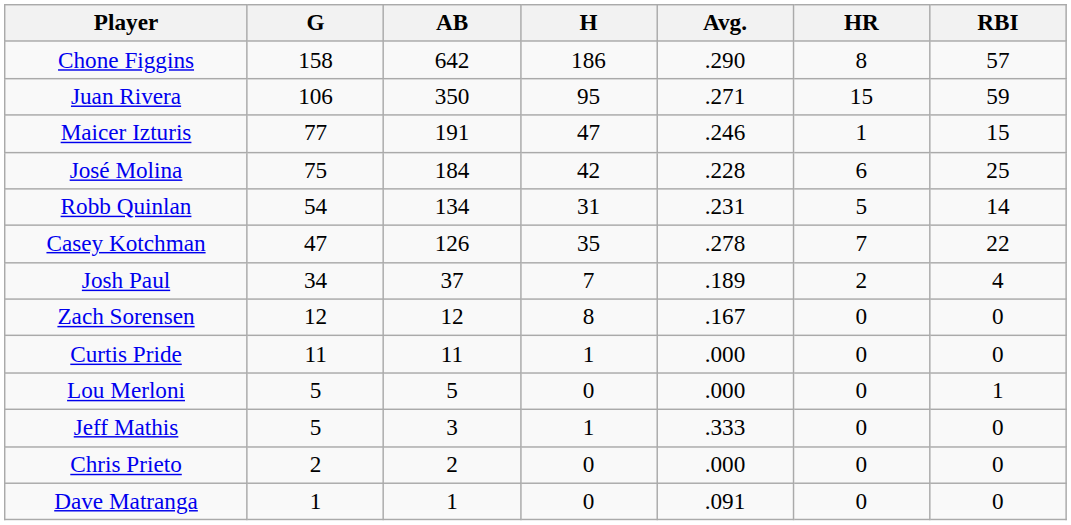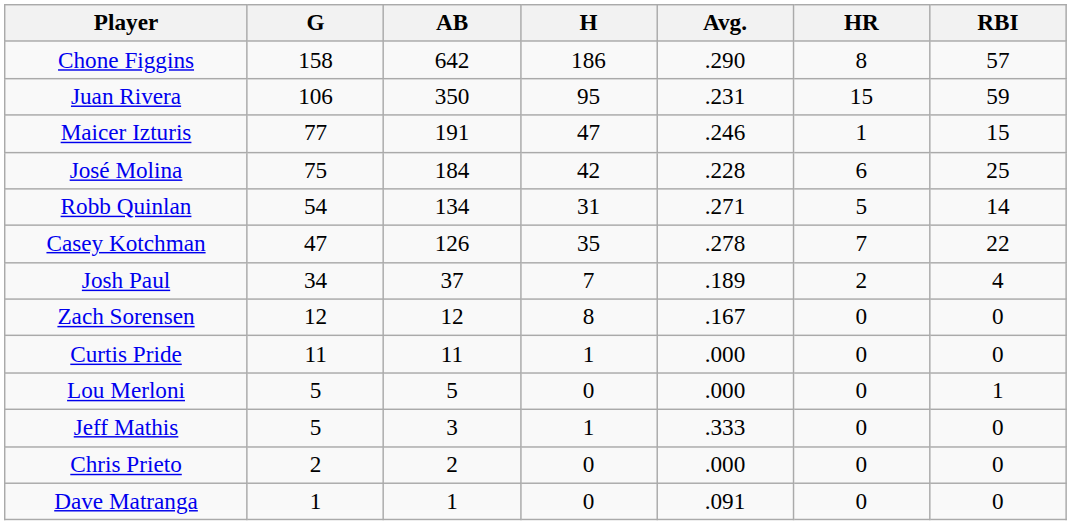(725, 96) .271 -> (725, 96) .231
(725, 206) .231 -> (725, 206) .271
